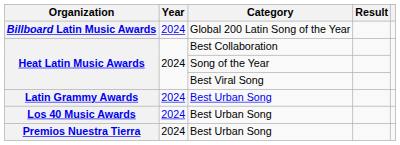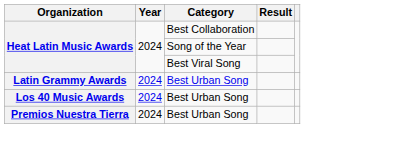- row: (82, 30)
